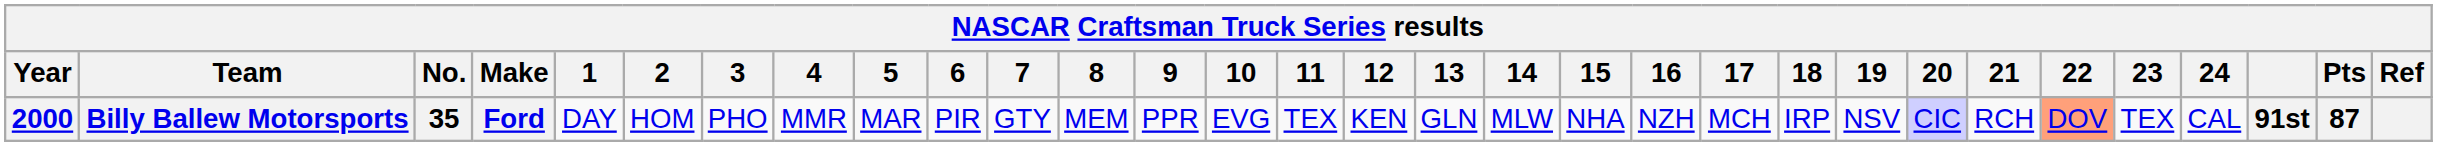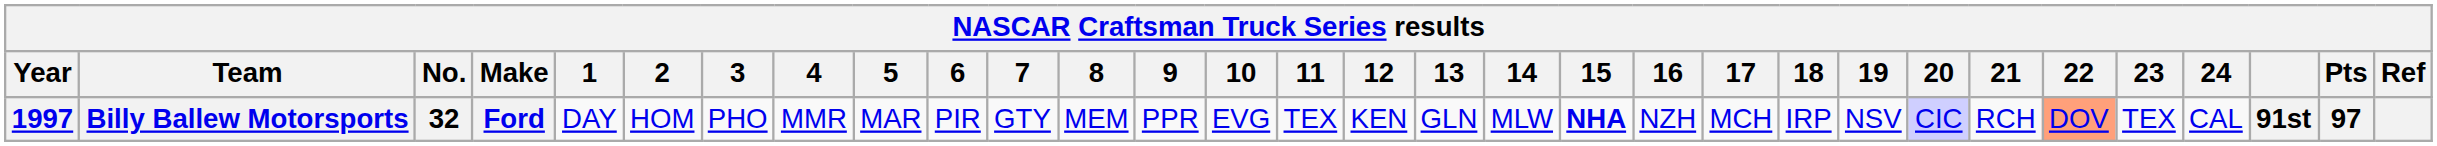(43, 119) 2000 -> (43, 119) 1997
(444, 119) 35 -> (444, 119) 32
(1595, 119) normal -> (1596, 119) bold
(2345, 119) 87 -> (2346, 119) 97
